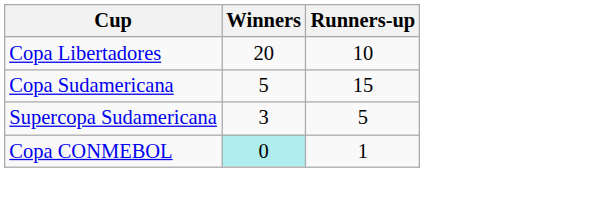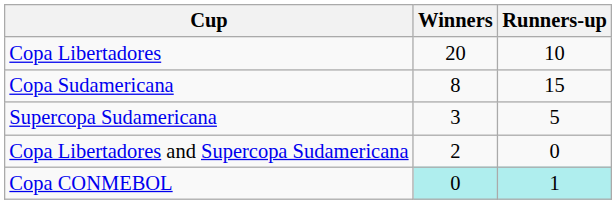(264, 85) 5 -> (455, 85) 8
+ row: (209, 150)
(363, 150) no background -> (555, 183) paleturquoise background
